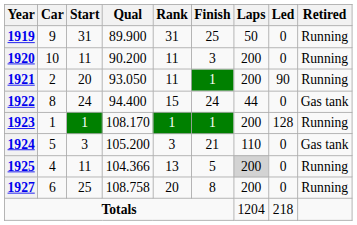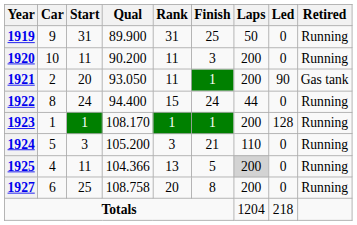(325, 79) Running -> (325, 79) Gas tank
(325, 101) Gas tank -> (325, 101) Running
(325, 144) Gas tank -> (325, 144) Running
